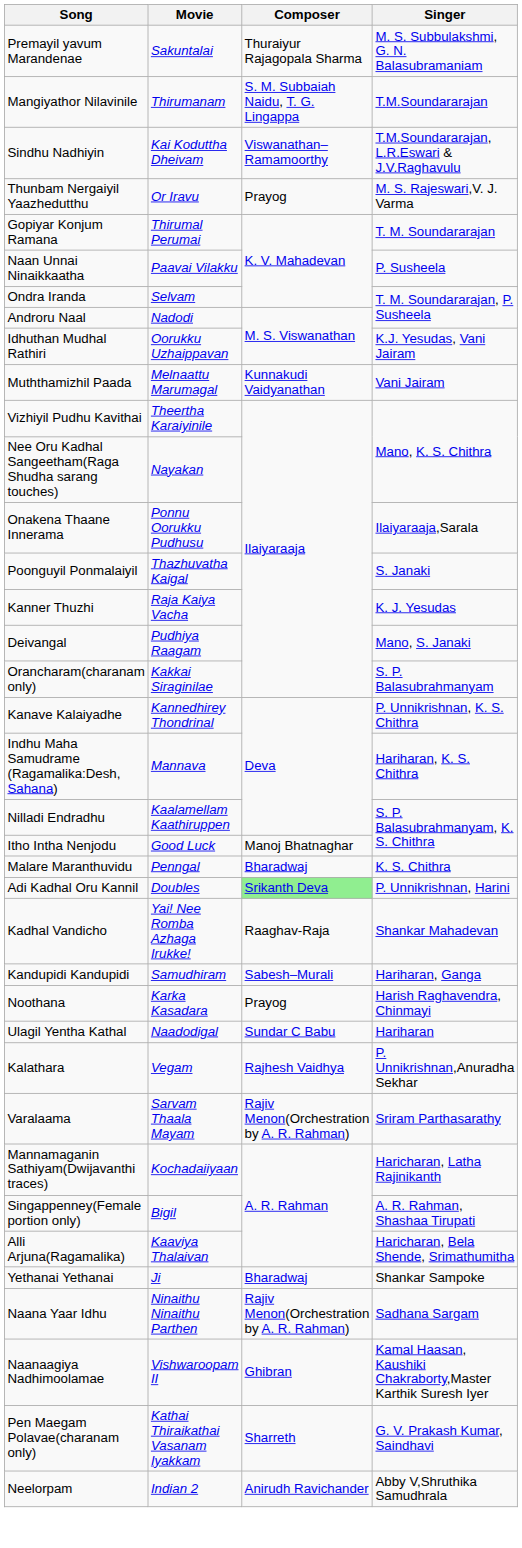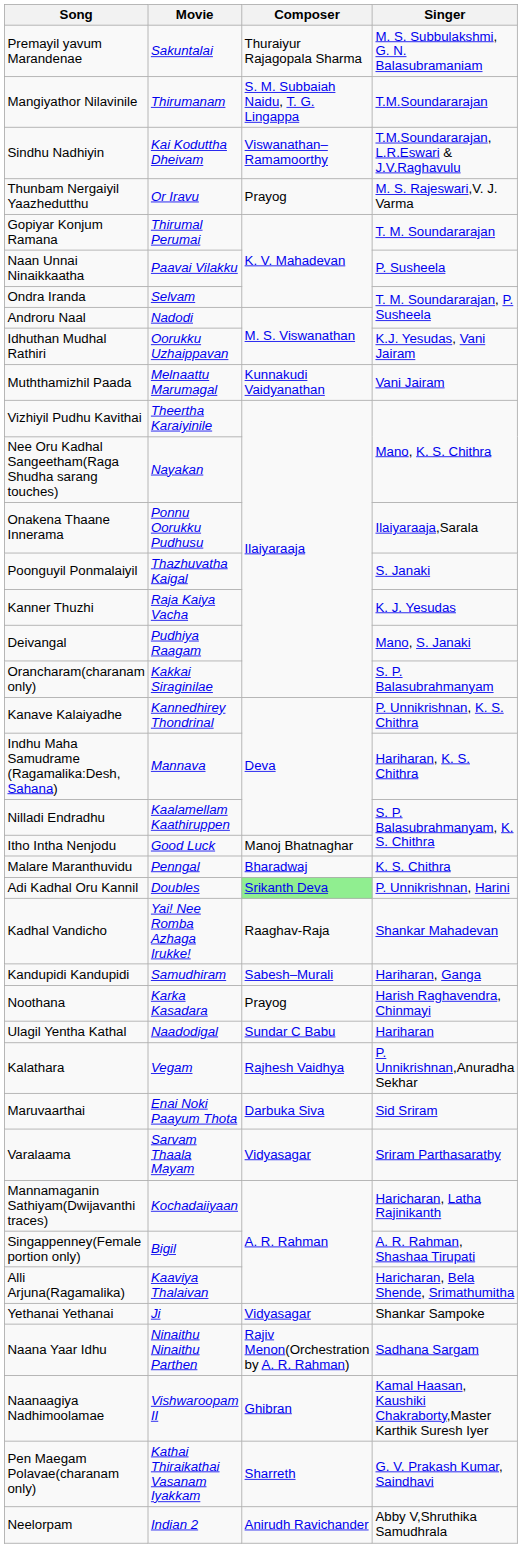+ row: (46, 1111)
(307, 1118) Rajiv Menon(Orchestration by A. R. Rahman) -> (278, 1154) Vidyasagar
(276, 1277) Bharadwaj -> (278, 1313) Vidyasagar
